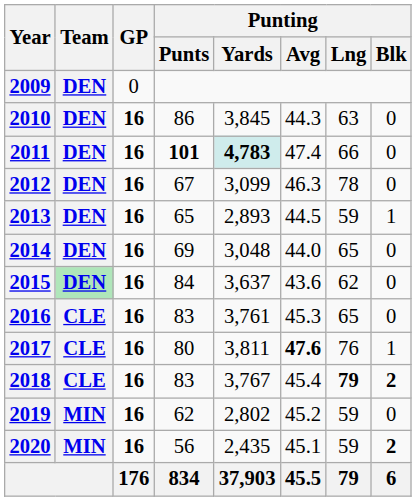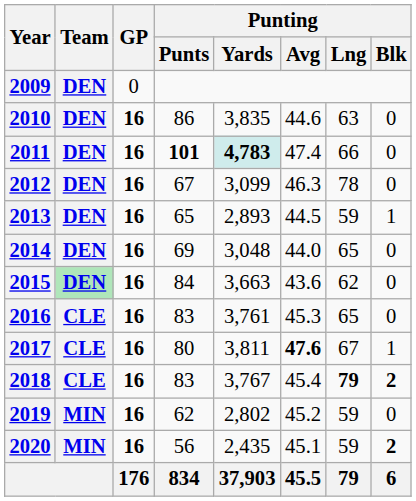(247, 119) 3,845 -> (247, 119) 3,835
(303, 119) 44.3 -> (303, 119) 44.6
(247, 282) 3,637 -> (247, 282) 3,663
(348, 348) 76 -> (348, 348) 67
